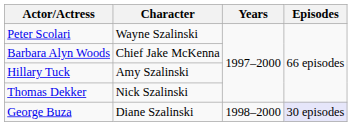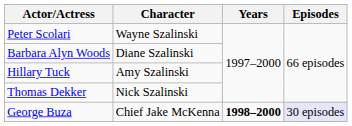(168, 53) Chief Jake McKenna -> (155, 53) Diane Szalinski
(155, 111) Diane Szalinski -> (168, 111) Chief Jake McKenna
(253, 111) normal -> (253, 111) bold
